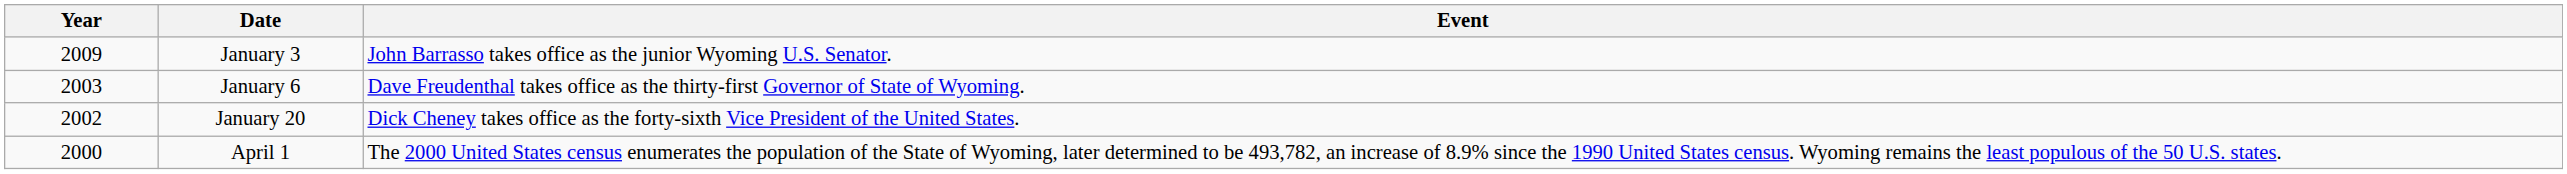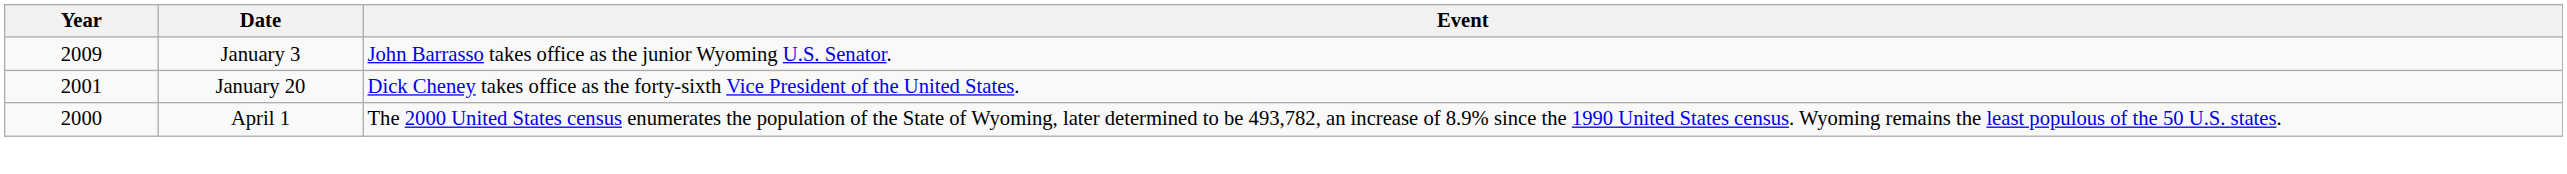- row: (260, 86)
(81, 119) 2002 -> (81, 86) 2001
